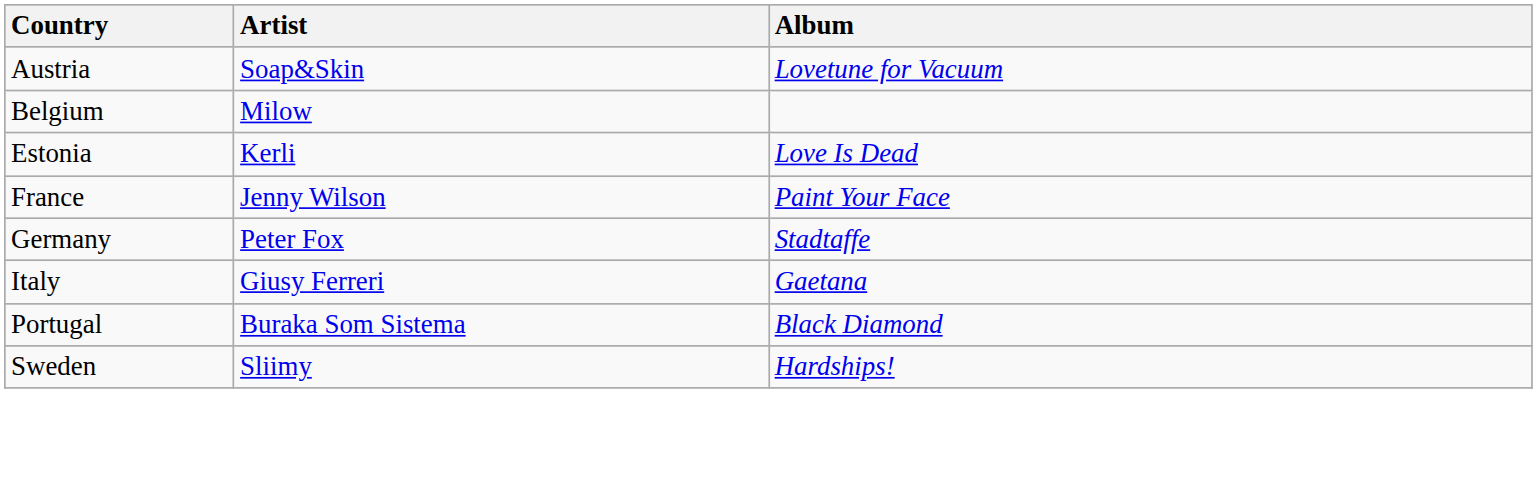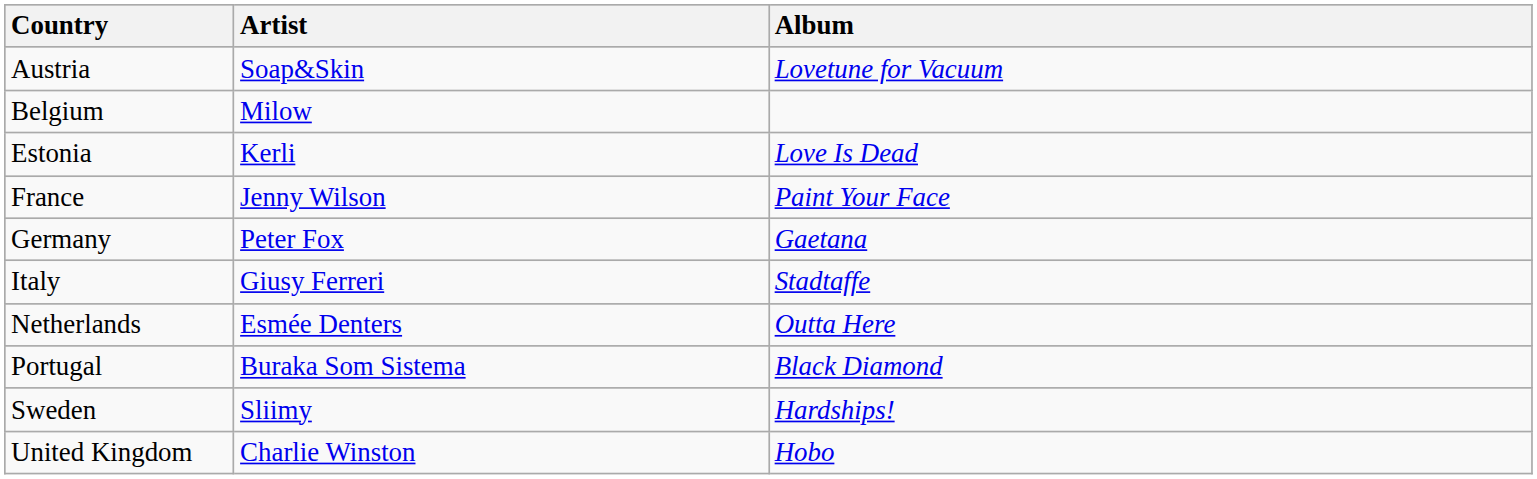(822, 238) Stadtaffe -> (821, 238) Gaetana
(821, 281) Gaetana -> (822, 281) Stadtaffe
+ row: (76, 324)
+ row: (102, 452)
